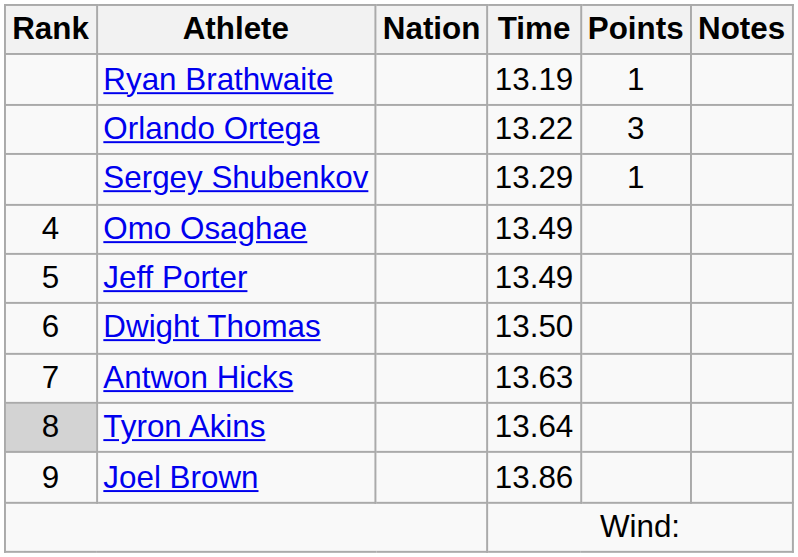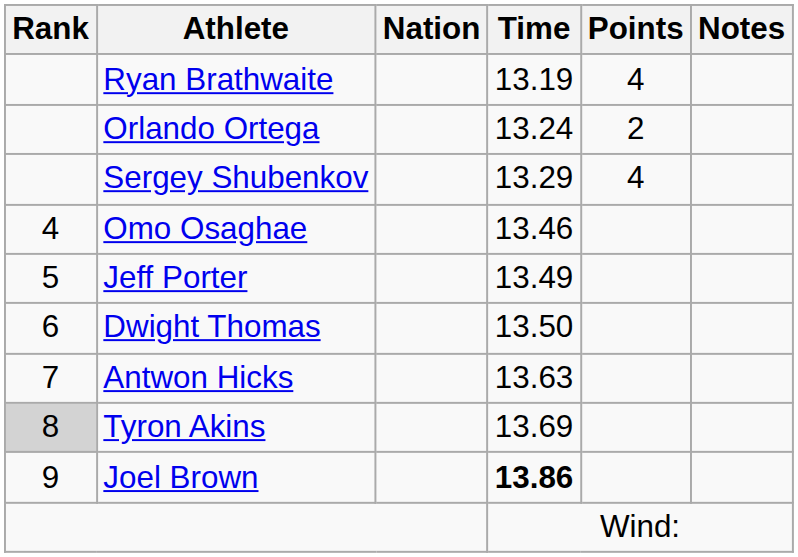(636, 79) 1 -> (636, 79) 4
(534, 128) 13.22 -> (534, 128) 13.24
(636, 128) 3 -> (636, 128) 2
(636, 178) 1 -> (636, 178) 4
(534, 228) 13.49 -> (534, 228) 13.46
(534, 427) 13.64 -> (534, 427) 13.69
(534, 476) normal -> (534, 476) bold
